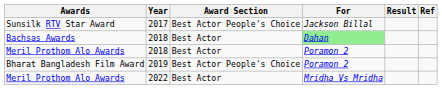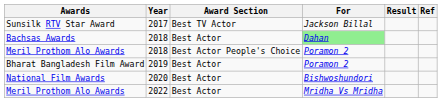(236, 24) Best Actor People's Choice -> (204, 24) Best TV Actor
(197, 51) Best Actor -> (236, 51) Best Actor People's Choice
(236, 64) Best Actor People's Choice -> (197, 64) Best Actor
+ row: (56, 78)
